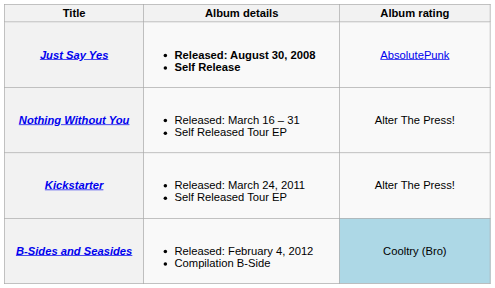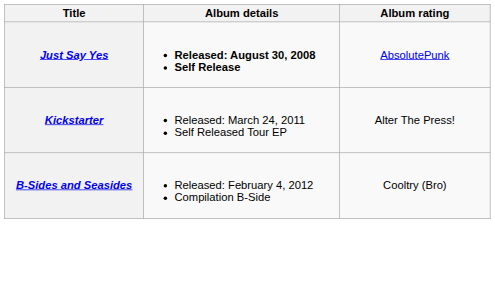- row: (74, 120)
(415, 251) lightblue background -> (415, 185) no background
